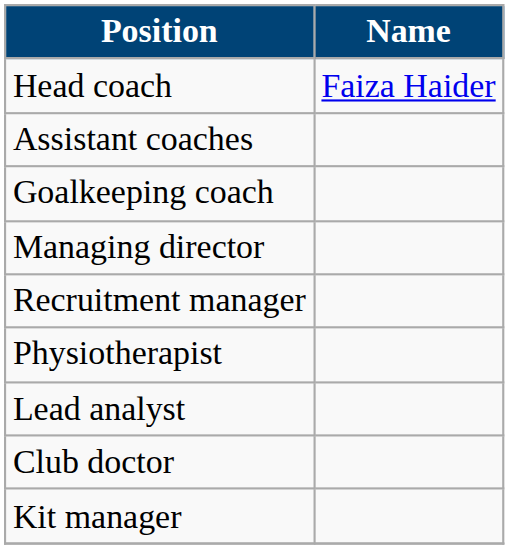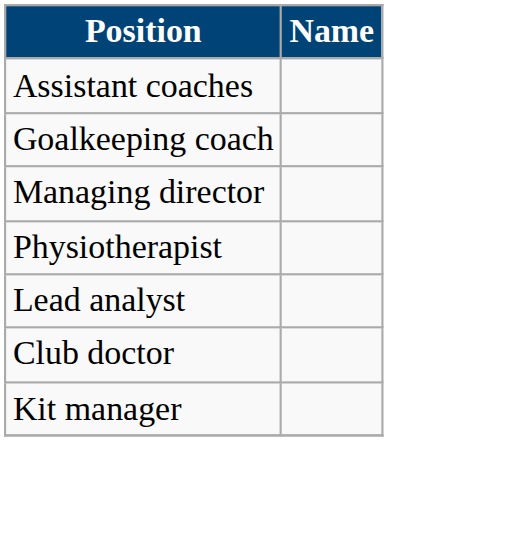- row: (92, 85)
- row: (159, 300)
